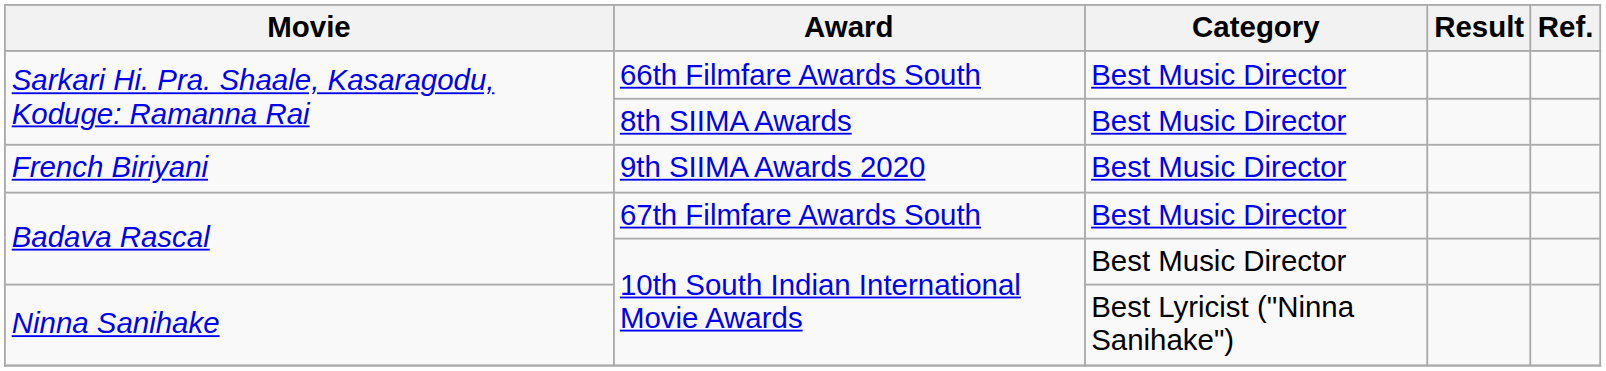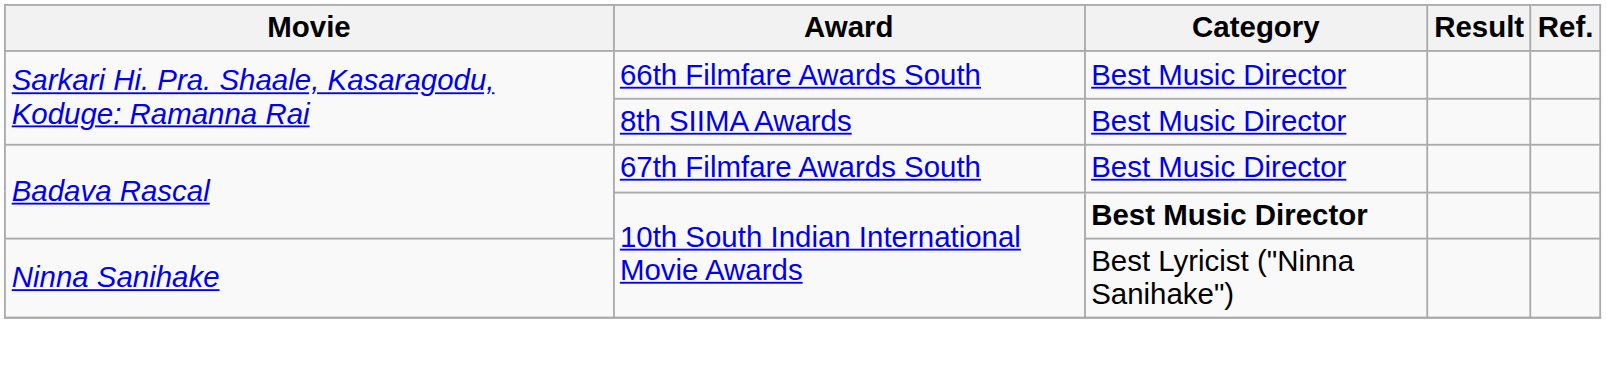- row: (110, 167)
(1219, 261) normal -> (1229, 214) bold
